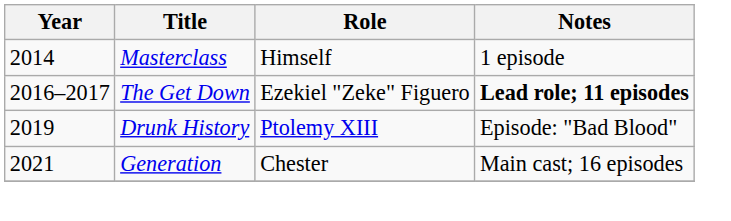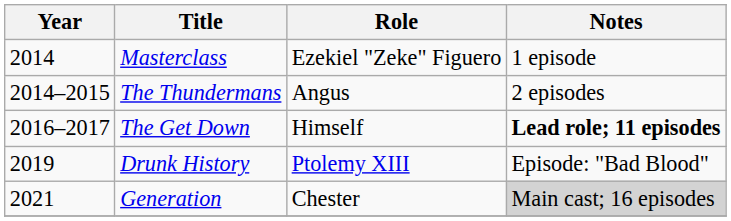(296, 57) Himself -> (396, 57) Ezekiel "Zeke" Figuero
+ row: (201, 92)
(365, 92) Ezekiel "Zeke" Figuero -> (327, 127) Himself
(582, 163) no background -> (613, 198) lightgrey background
